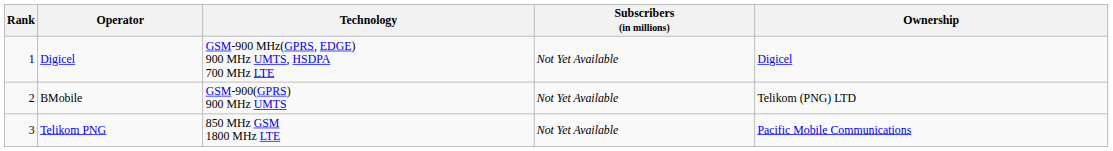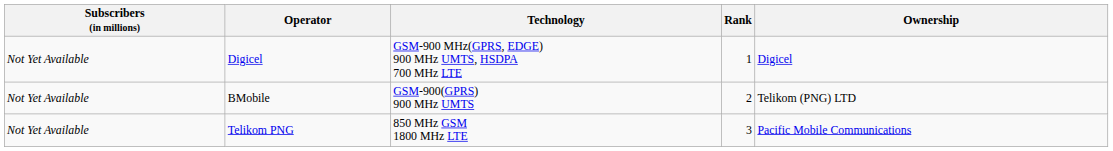columns swapped: (21, 20) <-> (644, 20)
